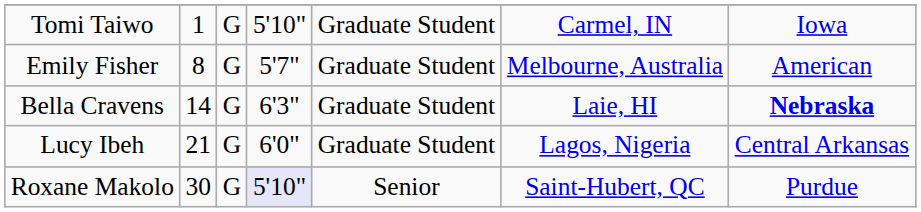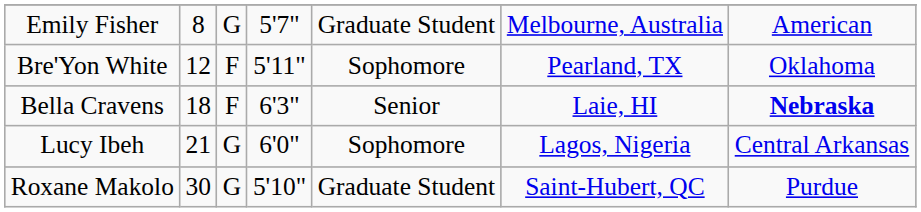- row: (92, 24)
+ row: (92, 65)
(198, 105) 14 -> (198, 105) 18
(232, 105) G -> (232, 105) F
(406, 105) Graduate Student -> (406, 105) Senior
(406, 145) Graduate Student -> (406, 145) Sophomore
(279, 186) lavender background -> (279, 186) no background
(406, 186) Senior -> (406, 186) Graduate Student
